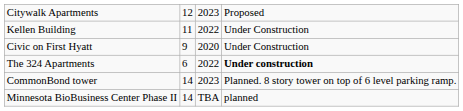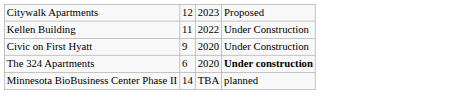(208, 64) 2022 -> (208, 64) 2020
- row: (52, 81)
